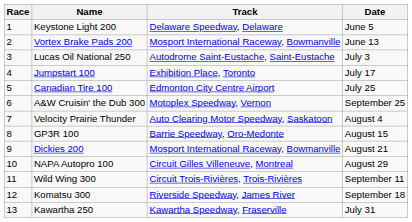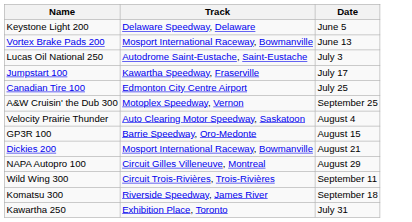- column: (18, 12)
(202, 73) Exhibition Place, Toronto -> (191, 73) Kawartha Speedway, Fraserville
(218, 210) Kawartha Speedway, Fraserville -> (175, 210) Exhibition Place, Toronto
